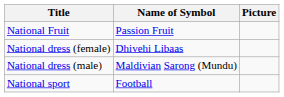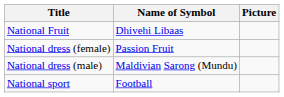(145, 30) Passion Fruit -> (149, 30) Dhivehi Libaas
(149, 48) Dhivehi Libaas -> (145, 48) Passion Fruit
